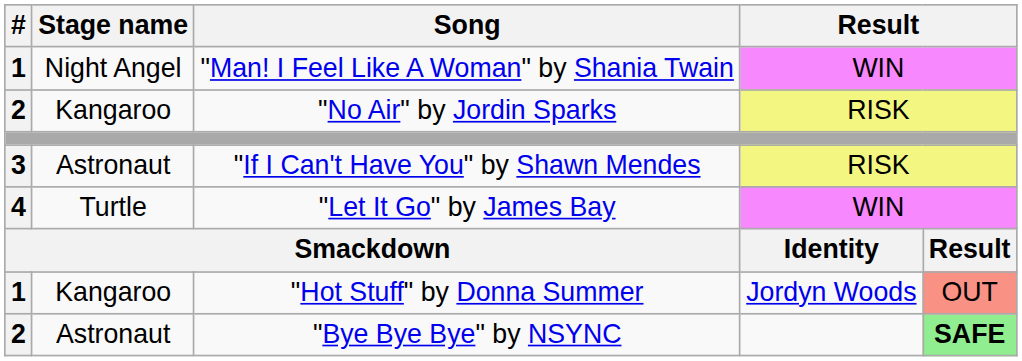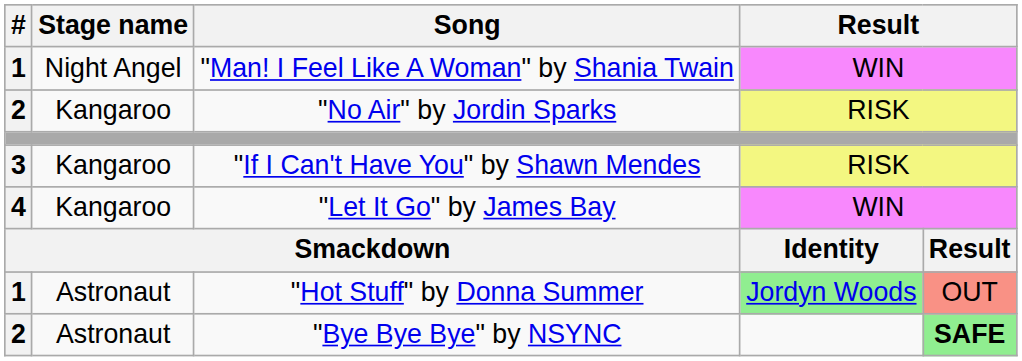(113, 165) Astronaut -> (113, 165) Kangaroo
(113, 207) Turtle -> (113, 207) Kangaroo
(113, 292) Kangaroo -> (113, 292) Astronaut
(831, 292) no background -> (831, 292) lightgreen background
